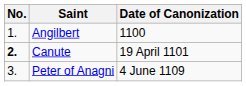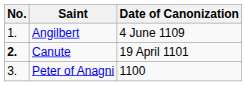(133, 33) 1100 -> (152, 33) 4 June 1109
(152, 71) 4 June 1109 -> (133, 71) 1100
